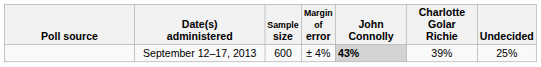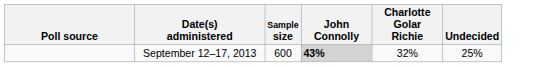- column: (318, 25)
(442, 53) 39% -> (407, 53) 32%
